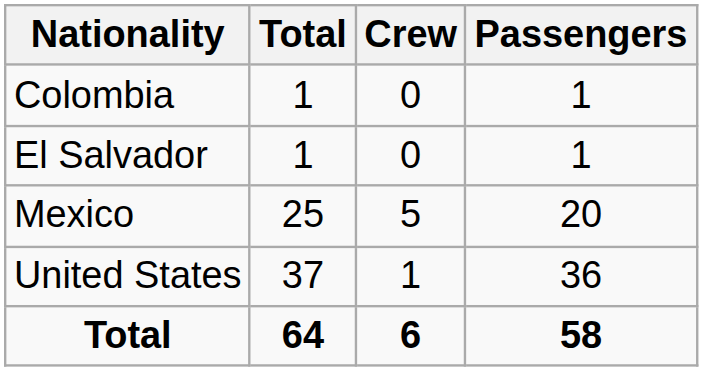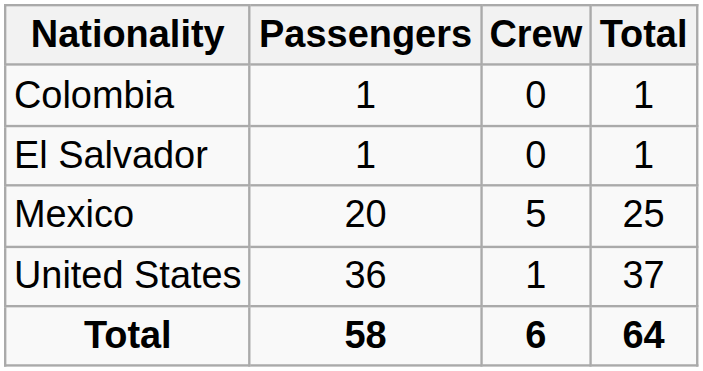columns swapped: (581, 34) <-> (303, 34)
